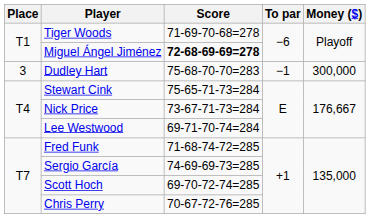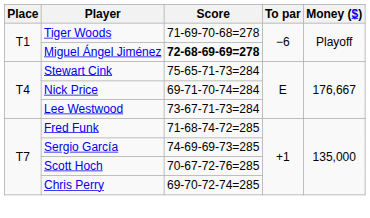- row: (76, 71)
(213, 109) 73-67-71-73=284 -> (213, 90) 69-71-70-74=284
(213, 128) 69-71-70-74=284 -> (213, 109) 73-67-71-73=284
(213, 185) 69-70-72-74=285 -> (213, 166) 70-67-72-76=285
(213, 204) 70-67-72-76=285 -> (213, 185) 69-70-72-74=285
